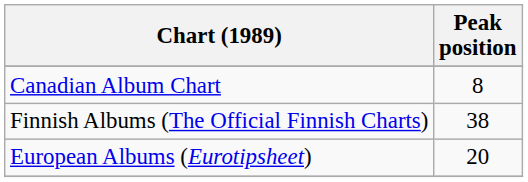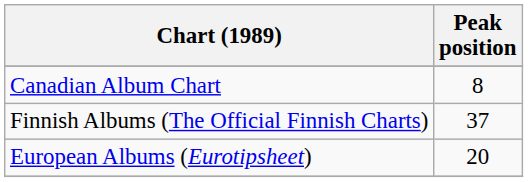(478, 120) 38 -> (478, 120) 37
